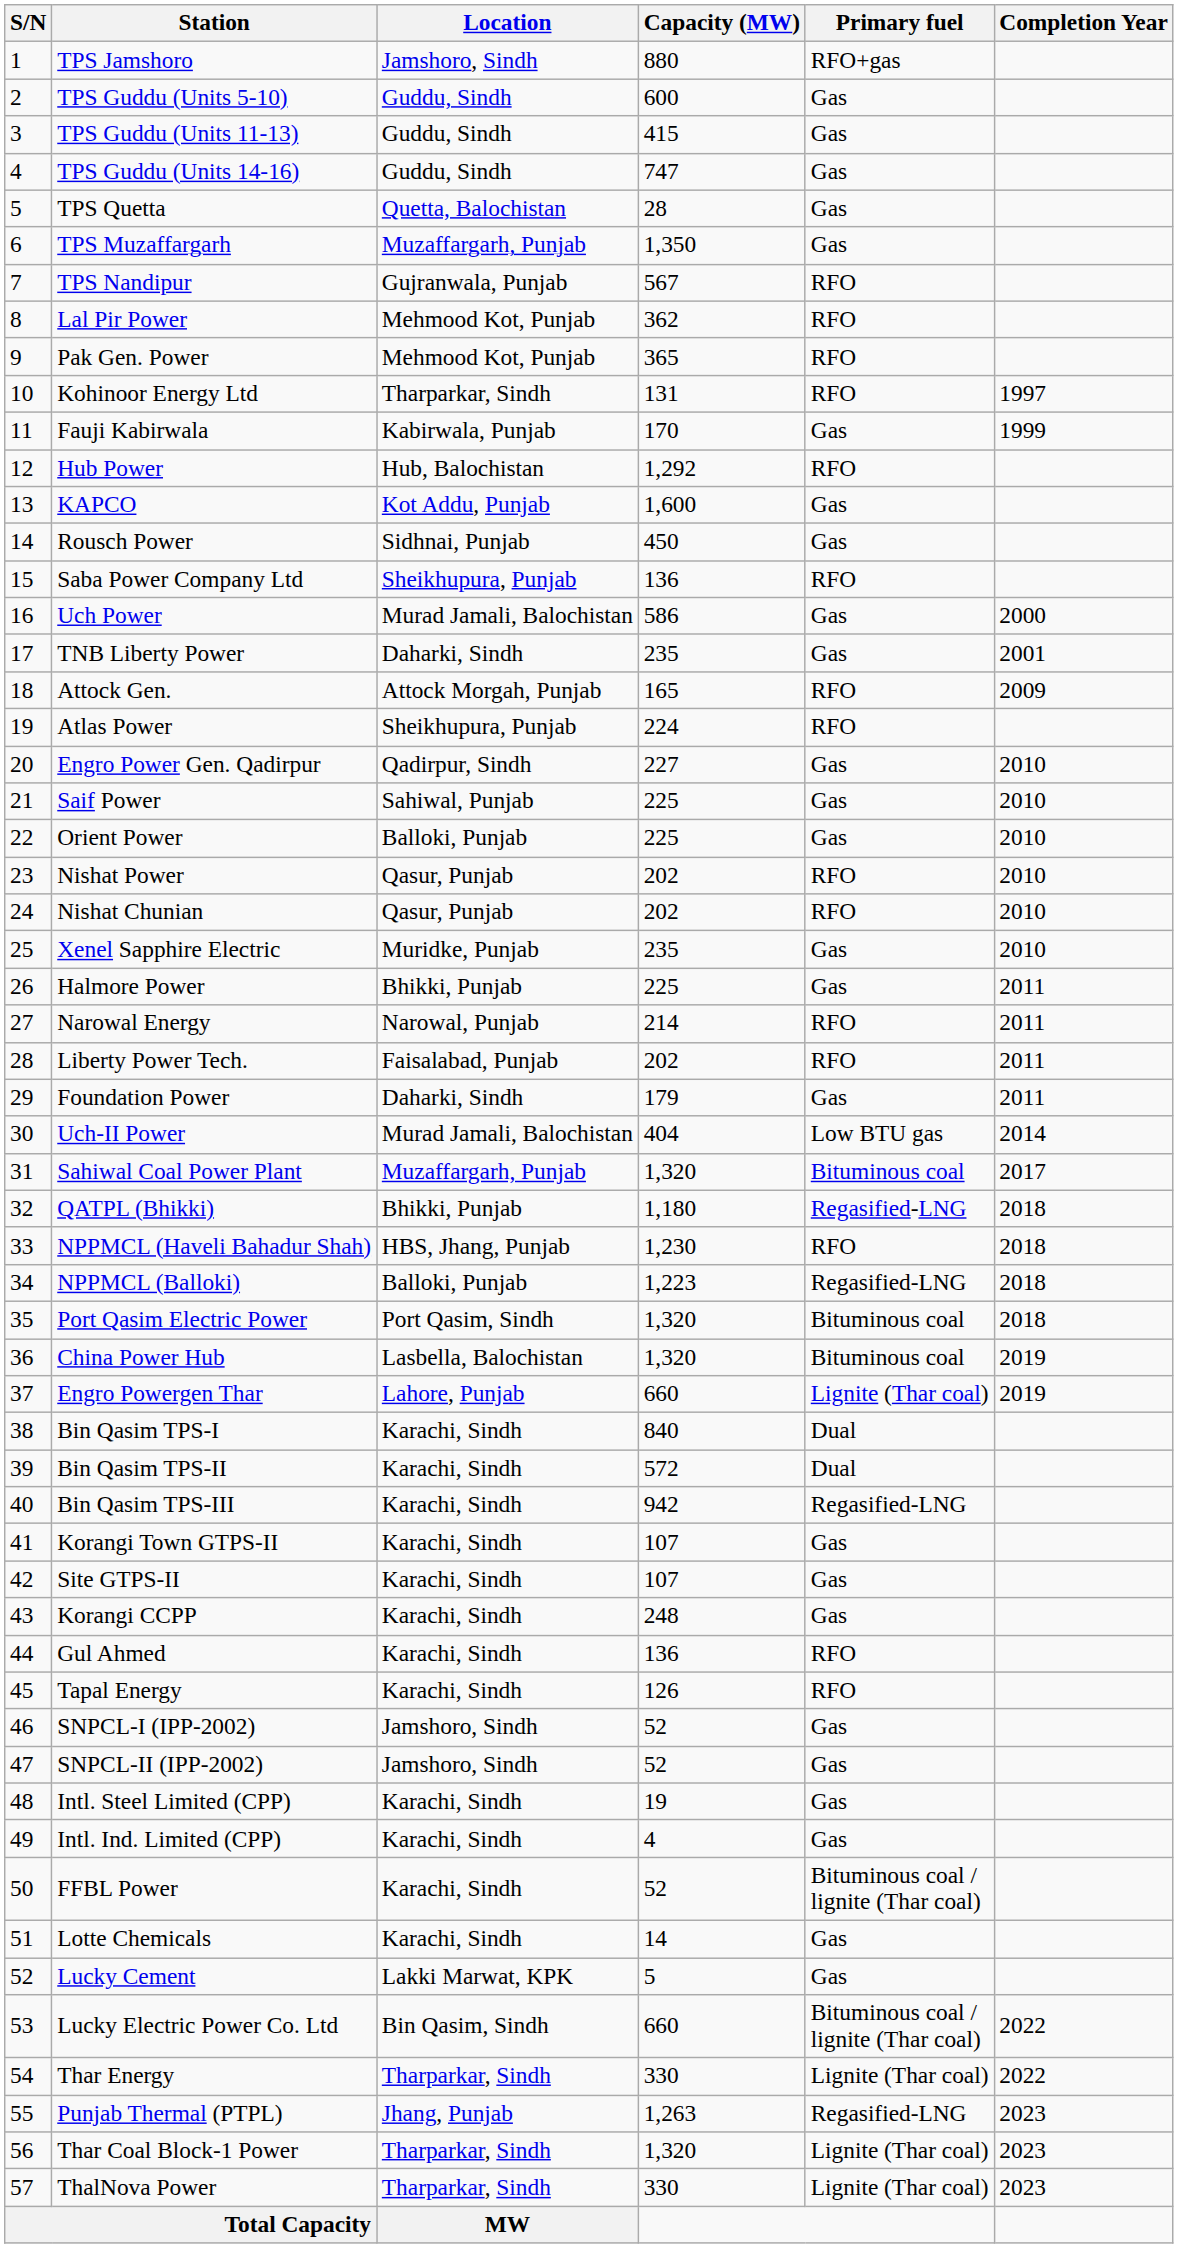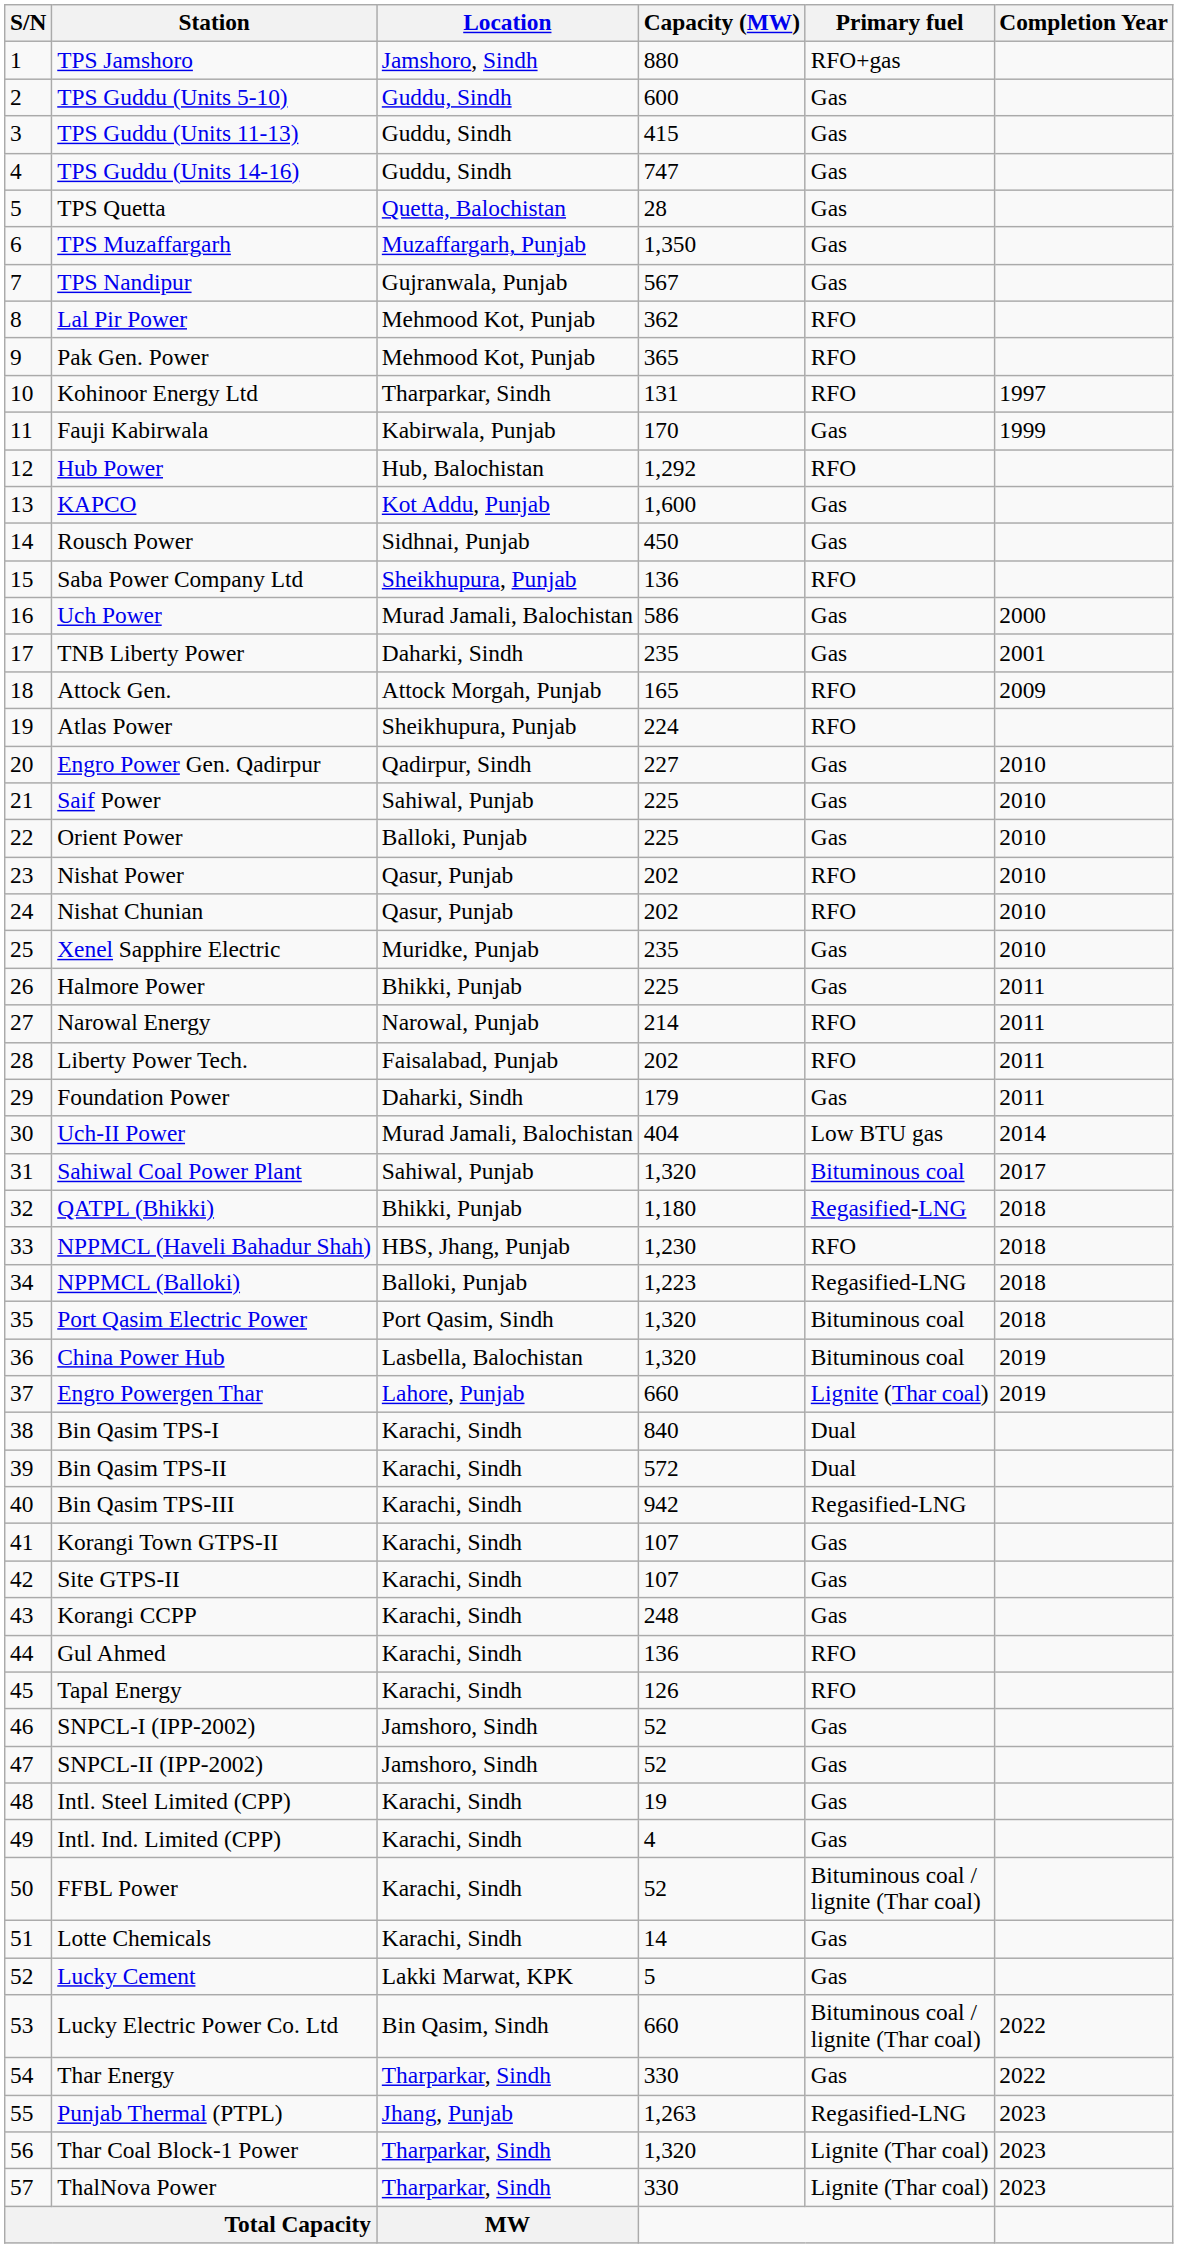(834, 282) RFO -> (829, 282) Gas
(484, 1171) Muzaffargarh, Punjab -> (458, 1171) Sahiwal, Punjab
(900, 2076) Lignite (Thar coal) -> (829, 2076) Gas
